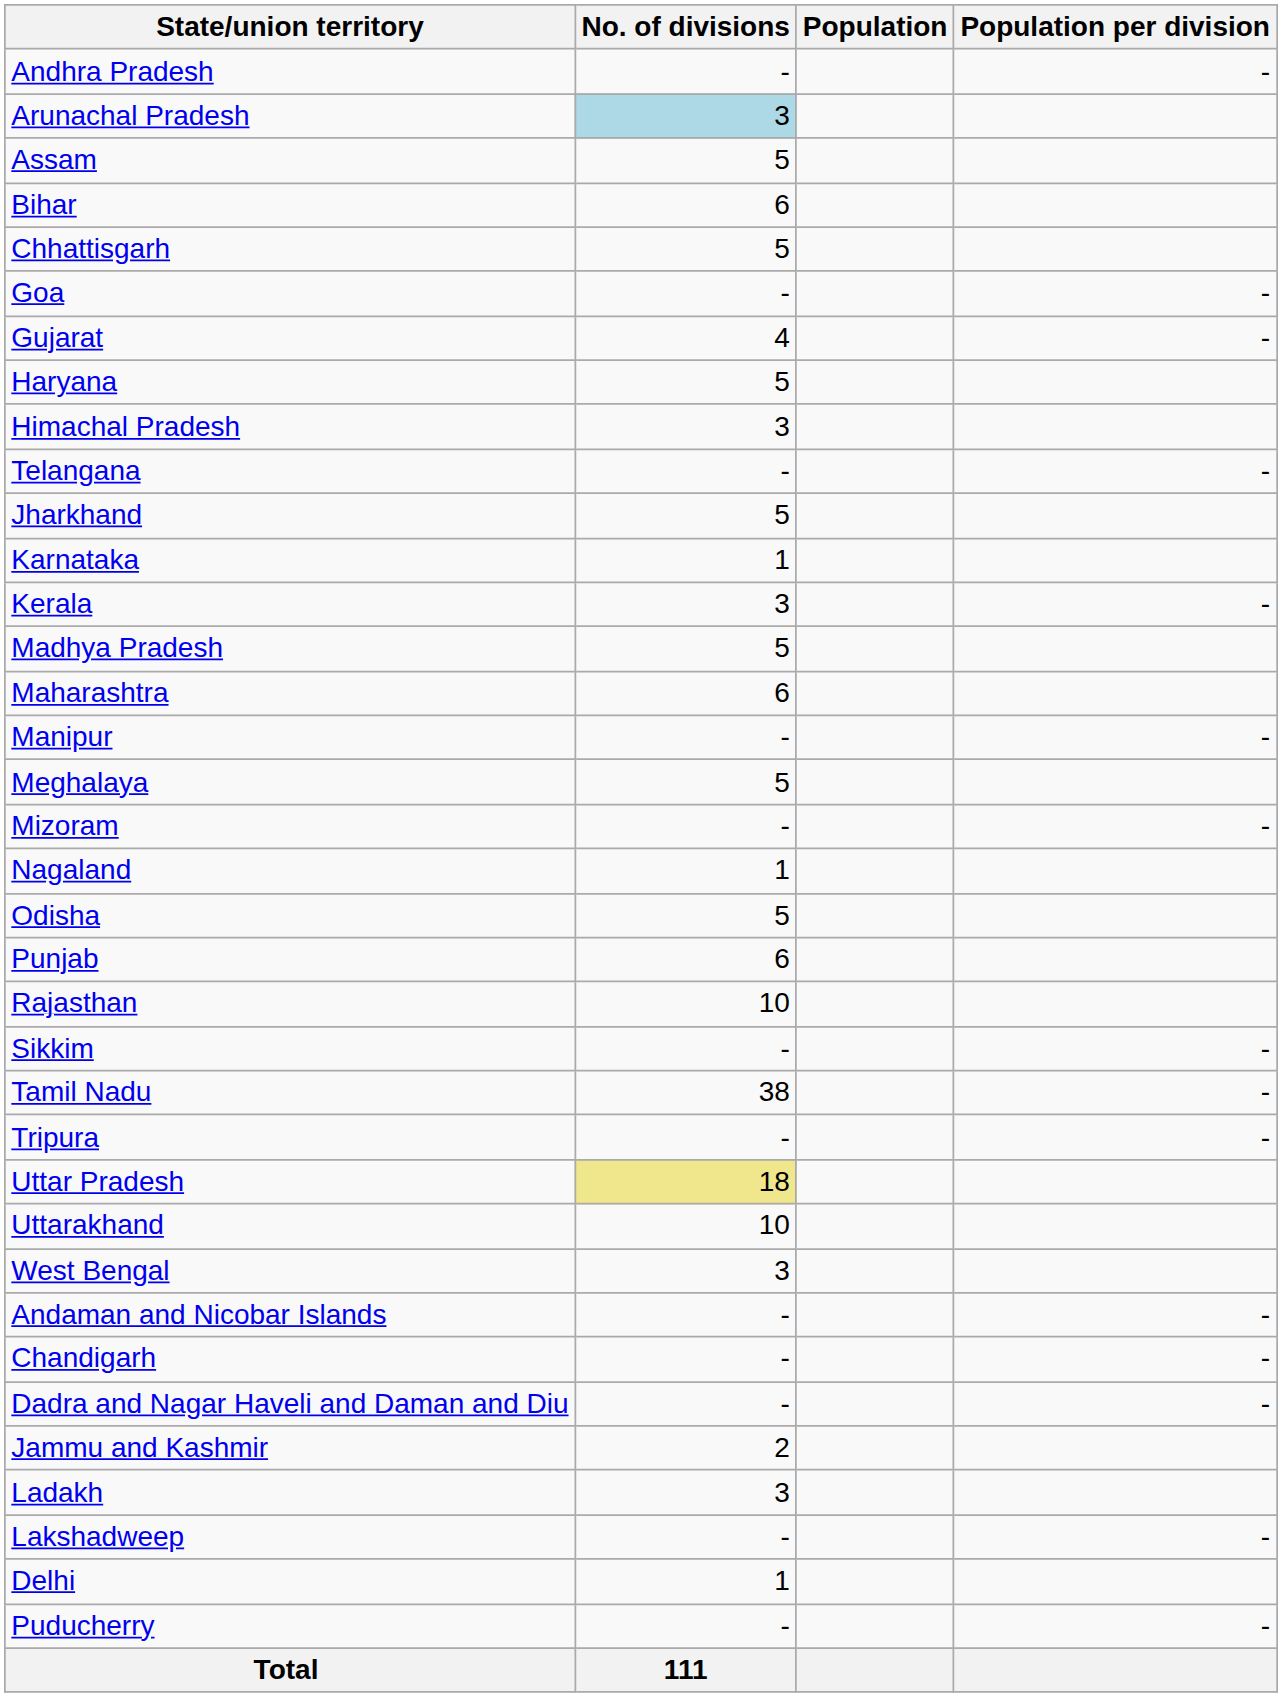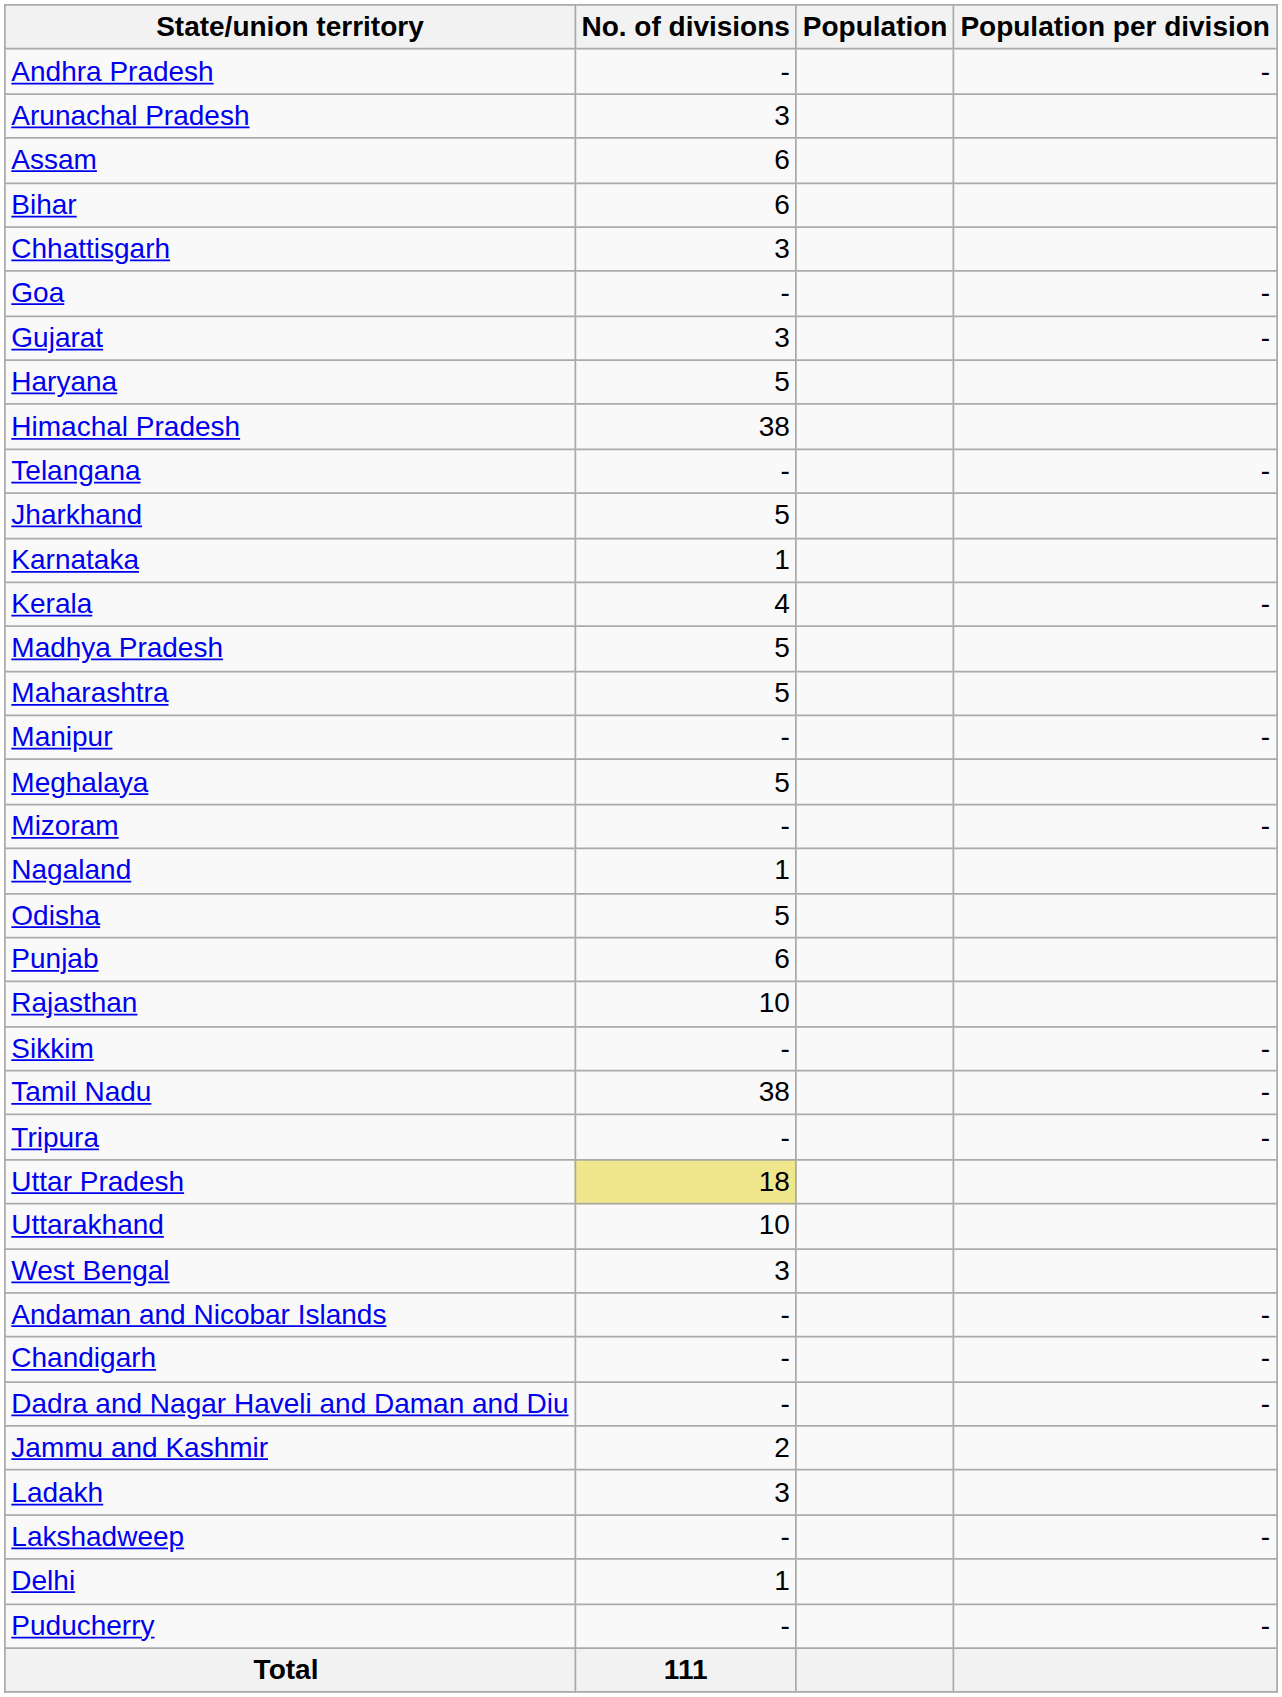(782, 115) lightblue background -> (782, 115) no background
(782, 159) 5 -> (782, 159) 6
(782, 248) 5 -> (782, 248) 3
(782, 337) 4 -> (782, 337) 3
(782, 426) 3 -> (774, 426) 38
(782, 603) 3 -> (782, 603) 4
(782, 692) 6 -> (782, 692) 5
